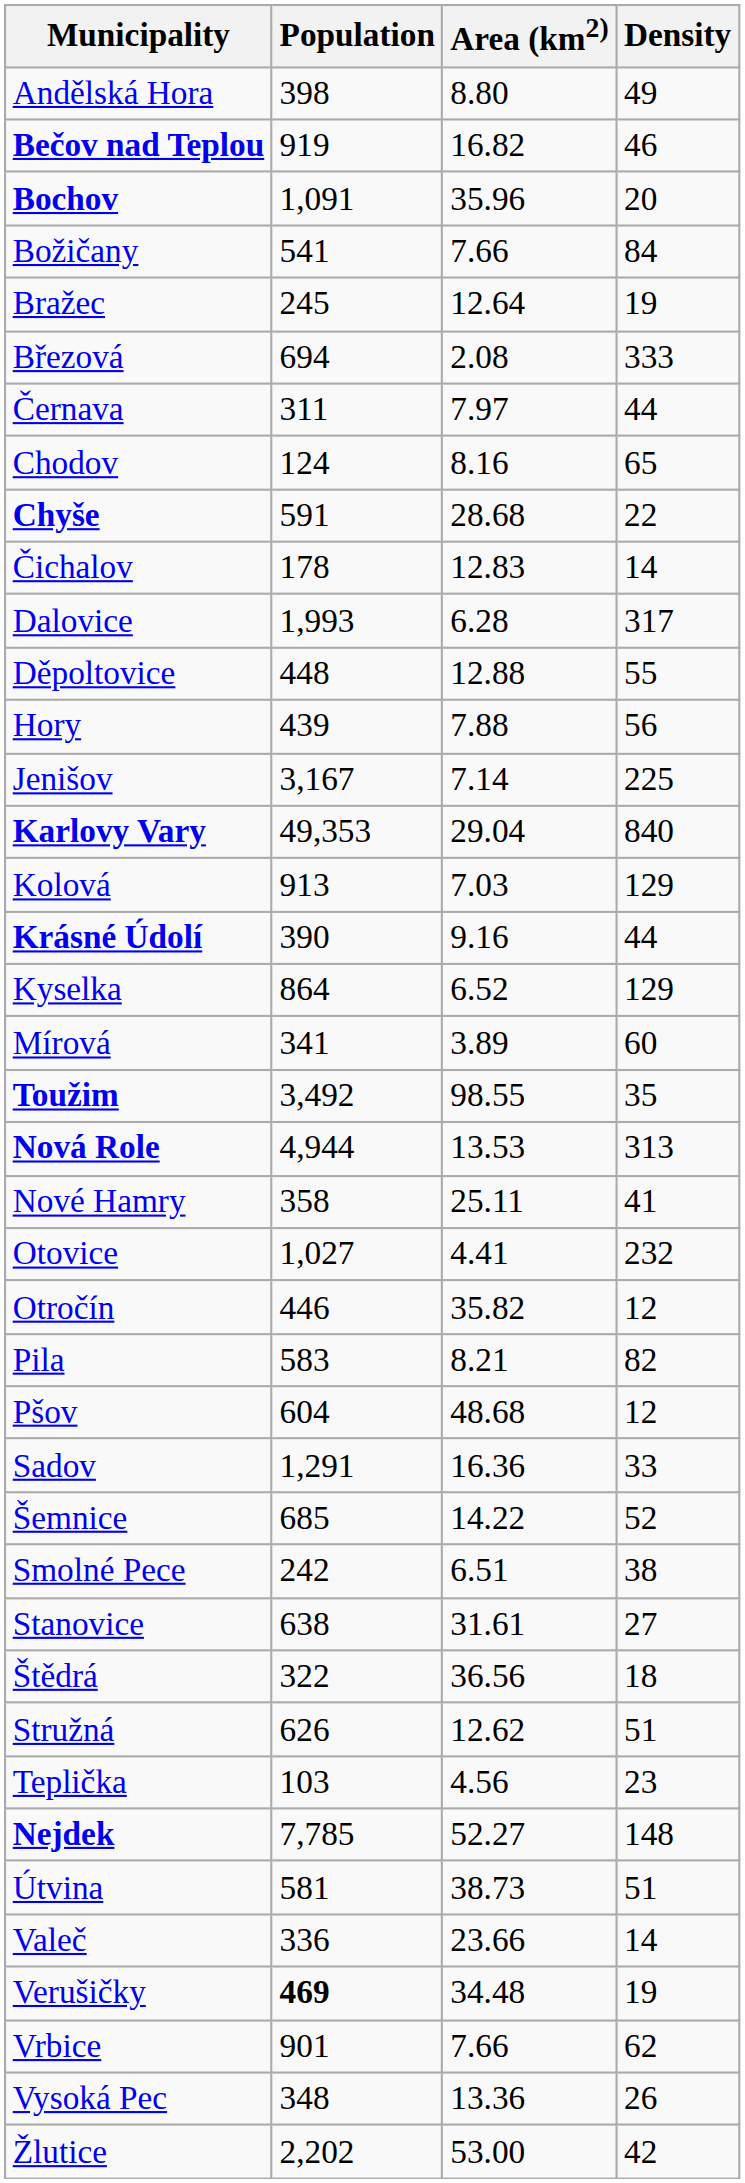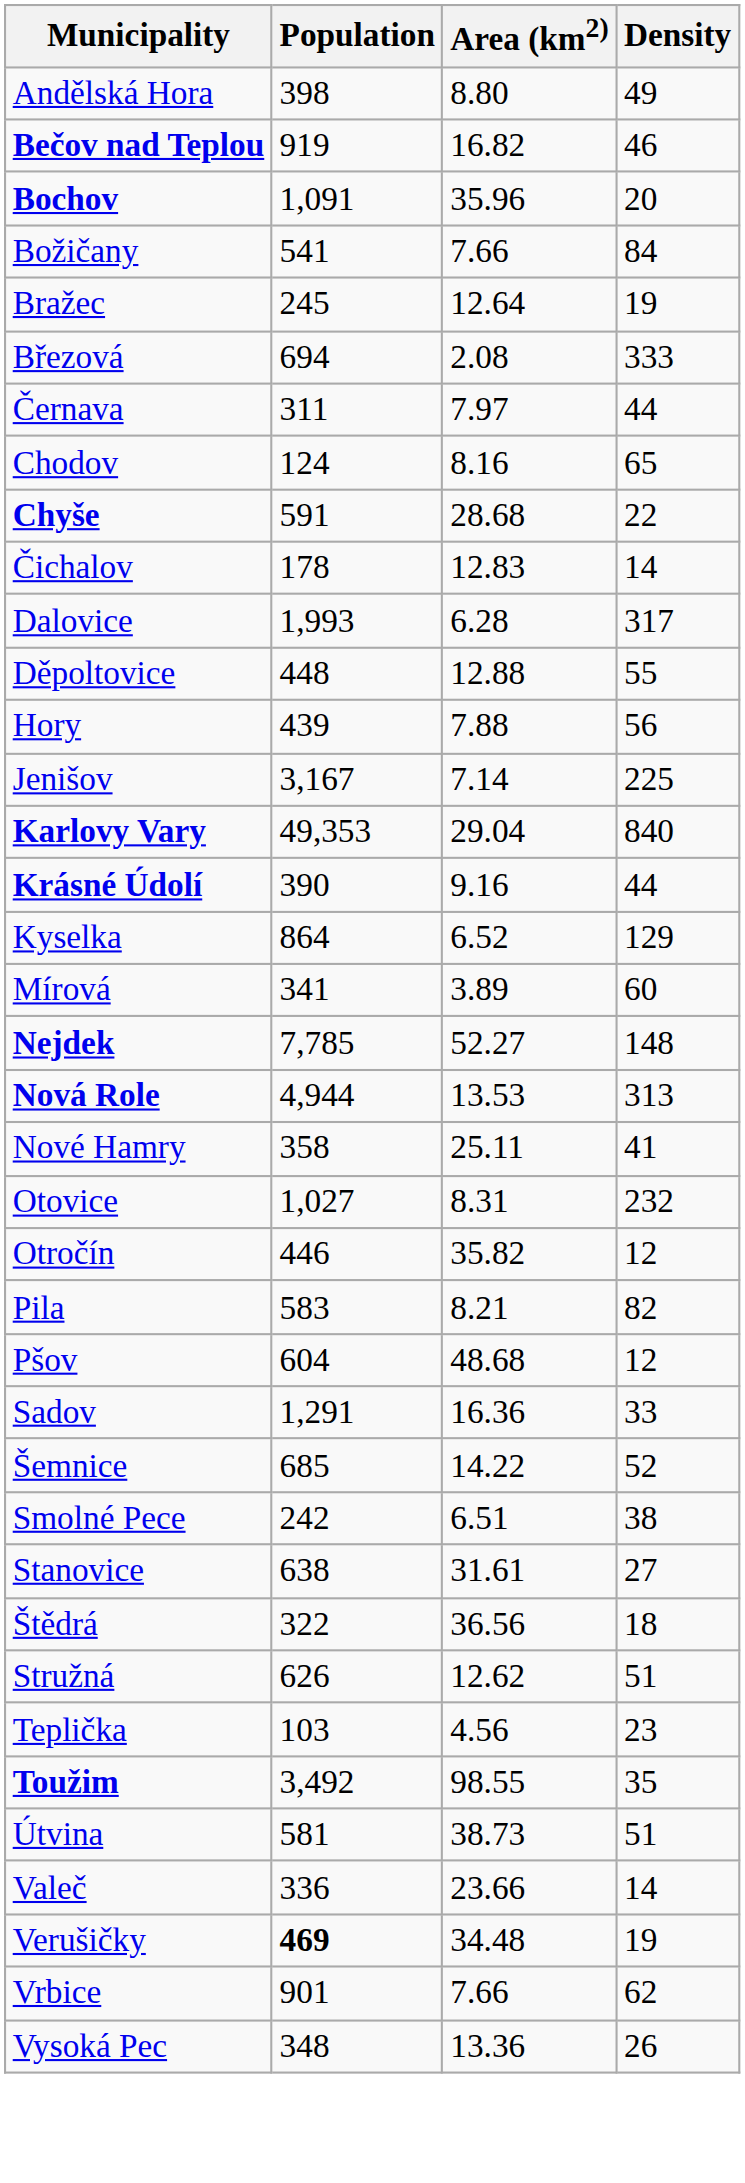- row: (62, 884)
rows swapped: (64, 1834) <-> (66, 1095)
(479, 1253) 4.41 -> (479, 1201) 8.31
- row: (60, 2151)
